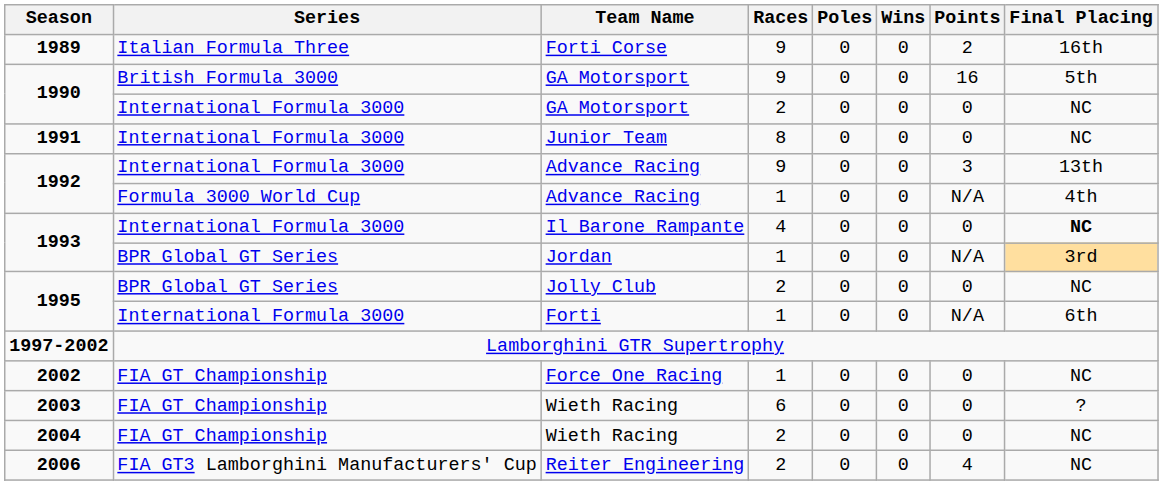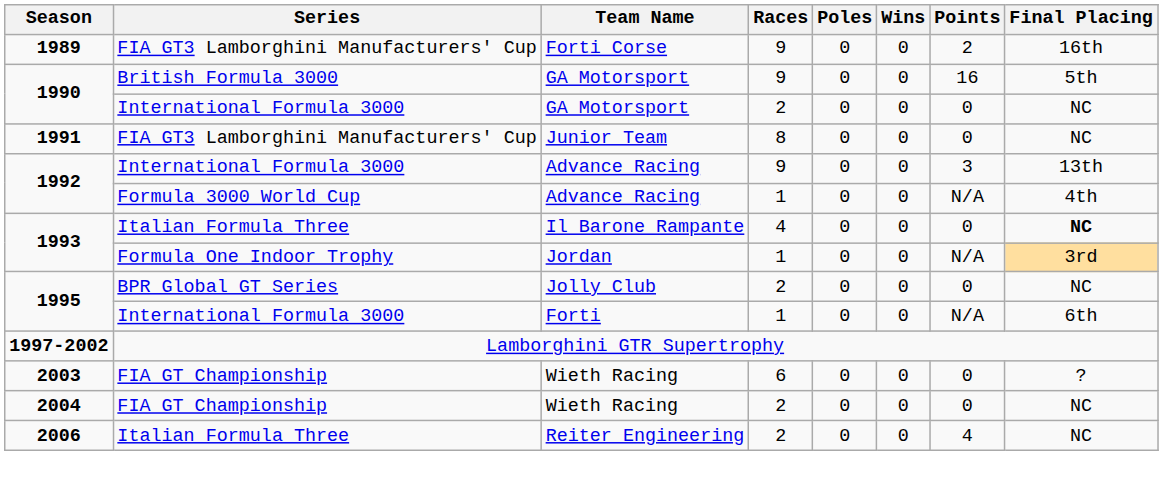(233, 50) Italian Formula Three -> (327, 50) FIA GT3 Lamborghini Manufacturers' Cup
(261, 139) International Formula 3000 -> (327, 139) FIA GT3 Lamborghini Manufacturers' Cup
(261, 228) International Formula 3000 -> (233, 228) Italian Formula Three
(228, 258) BPR Global GT Series -> (255, 258) Formula One Indoor Trophy
- row: (634, 376)
(327, 466) FIA GT3 Lamborghini Manufacturers' Cup -> (233, 436) Italian Formula Three
